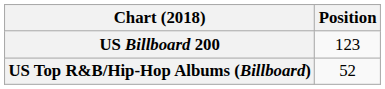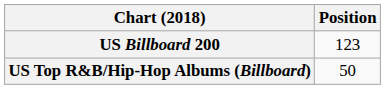(348, 71) 52 -> (348, 71) 50
